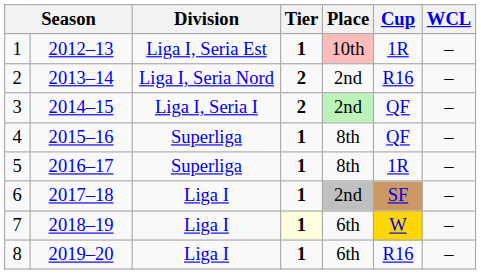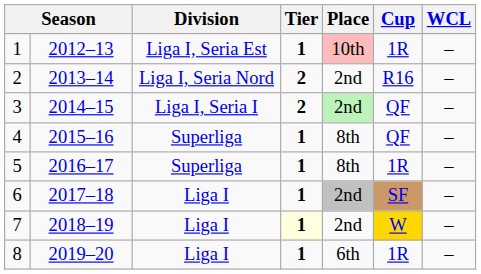(348, 225) 6th -> (348, 225) 2nd
(398, 254) R16 -> (398, 254) 1R
